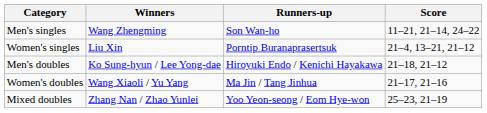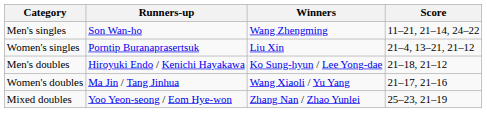columns swapped: (155, 13) <-> (304, 13)
